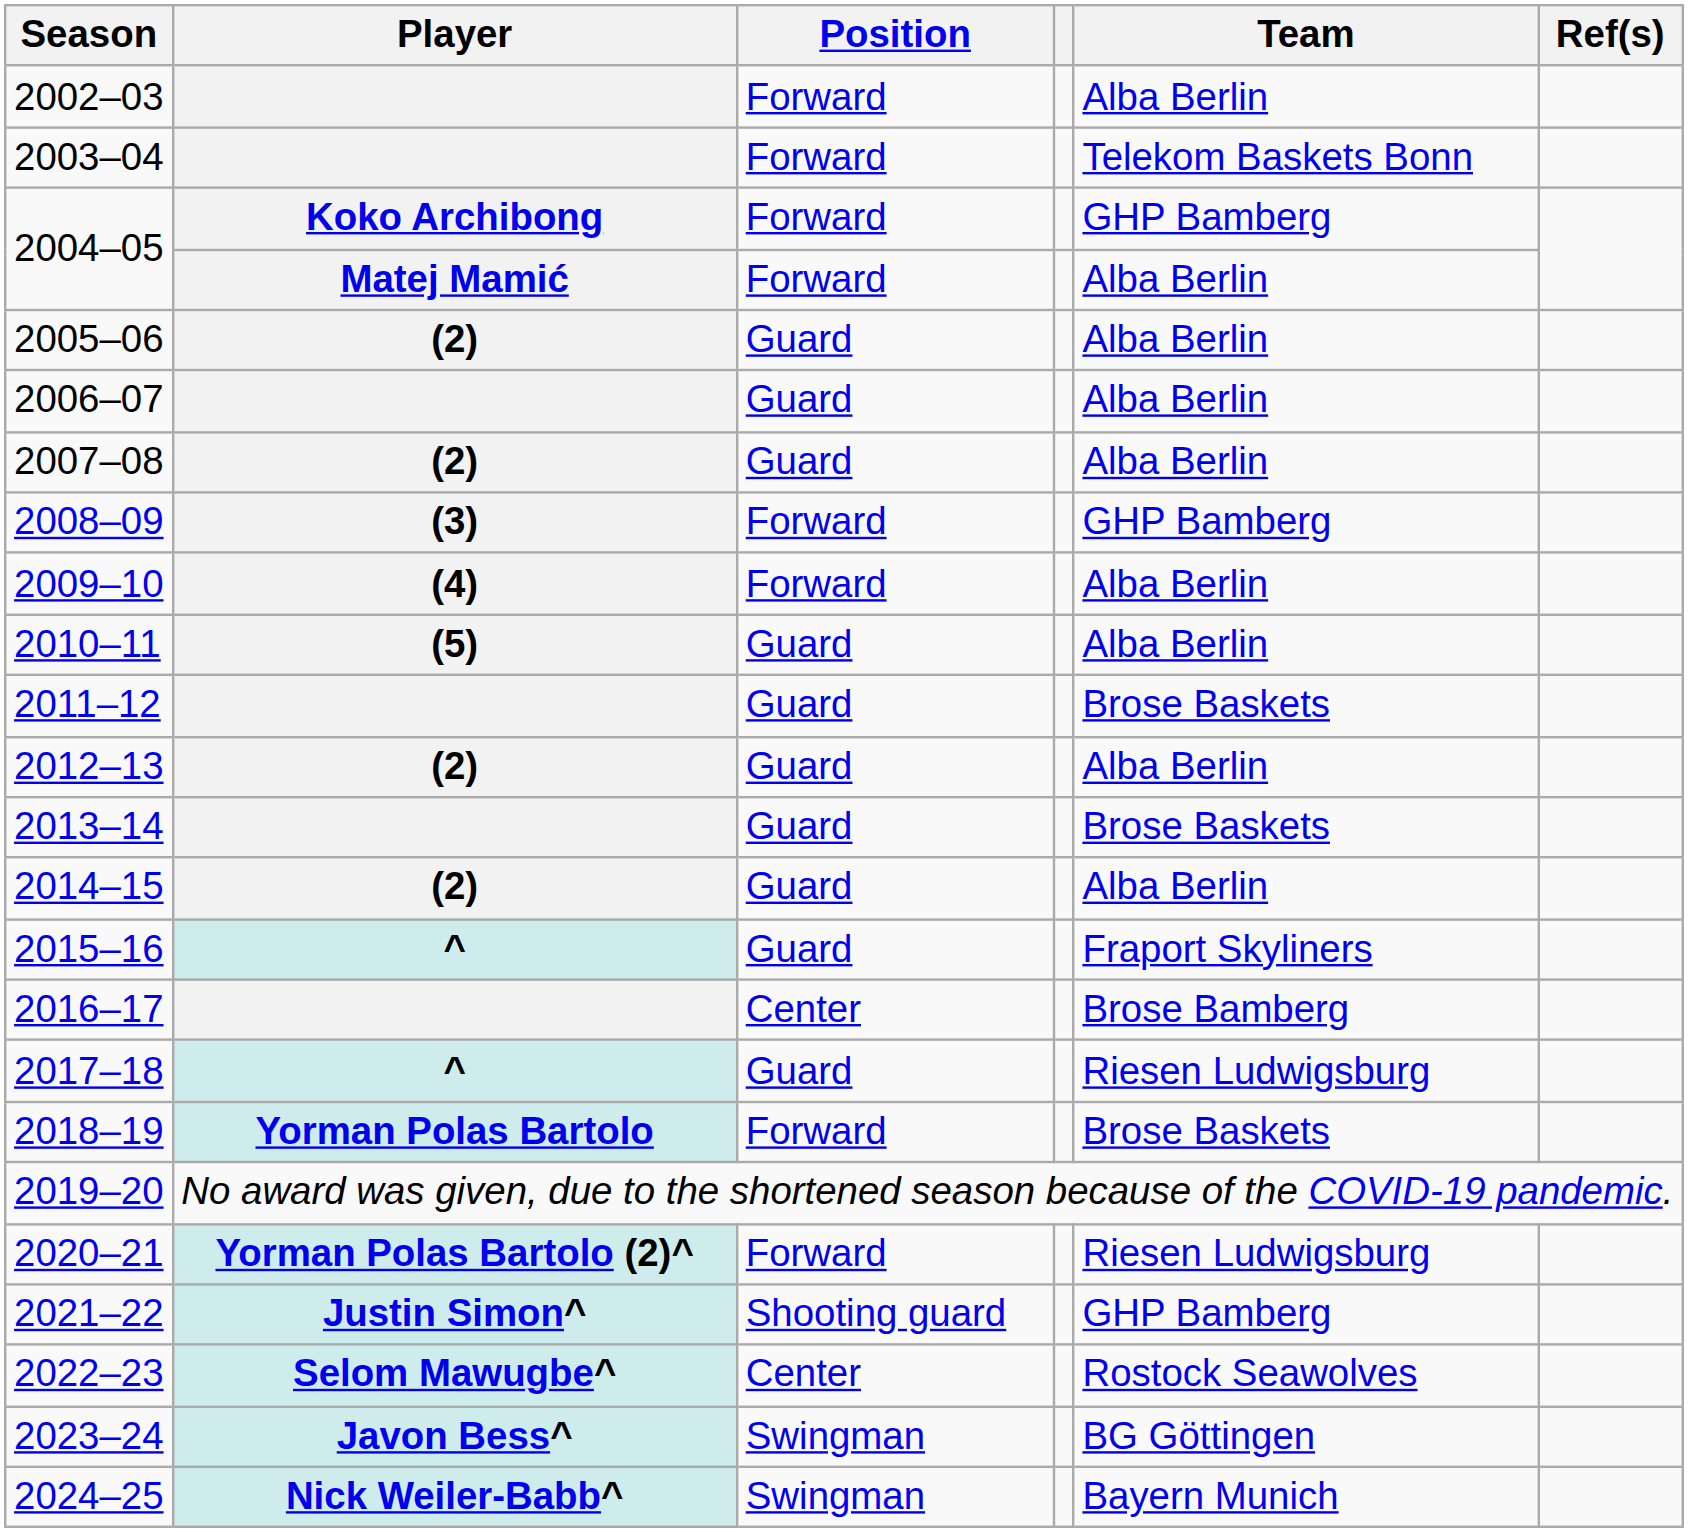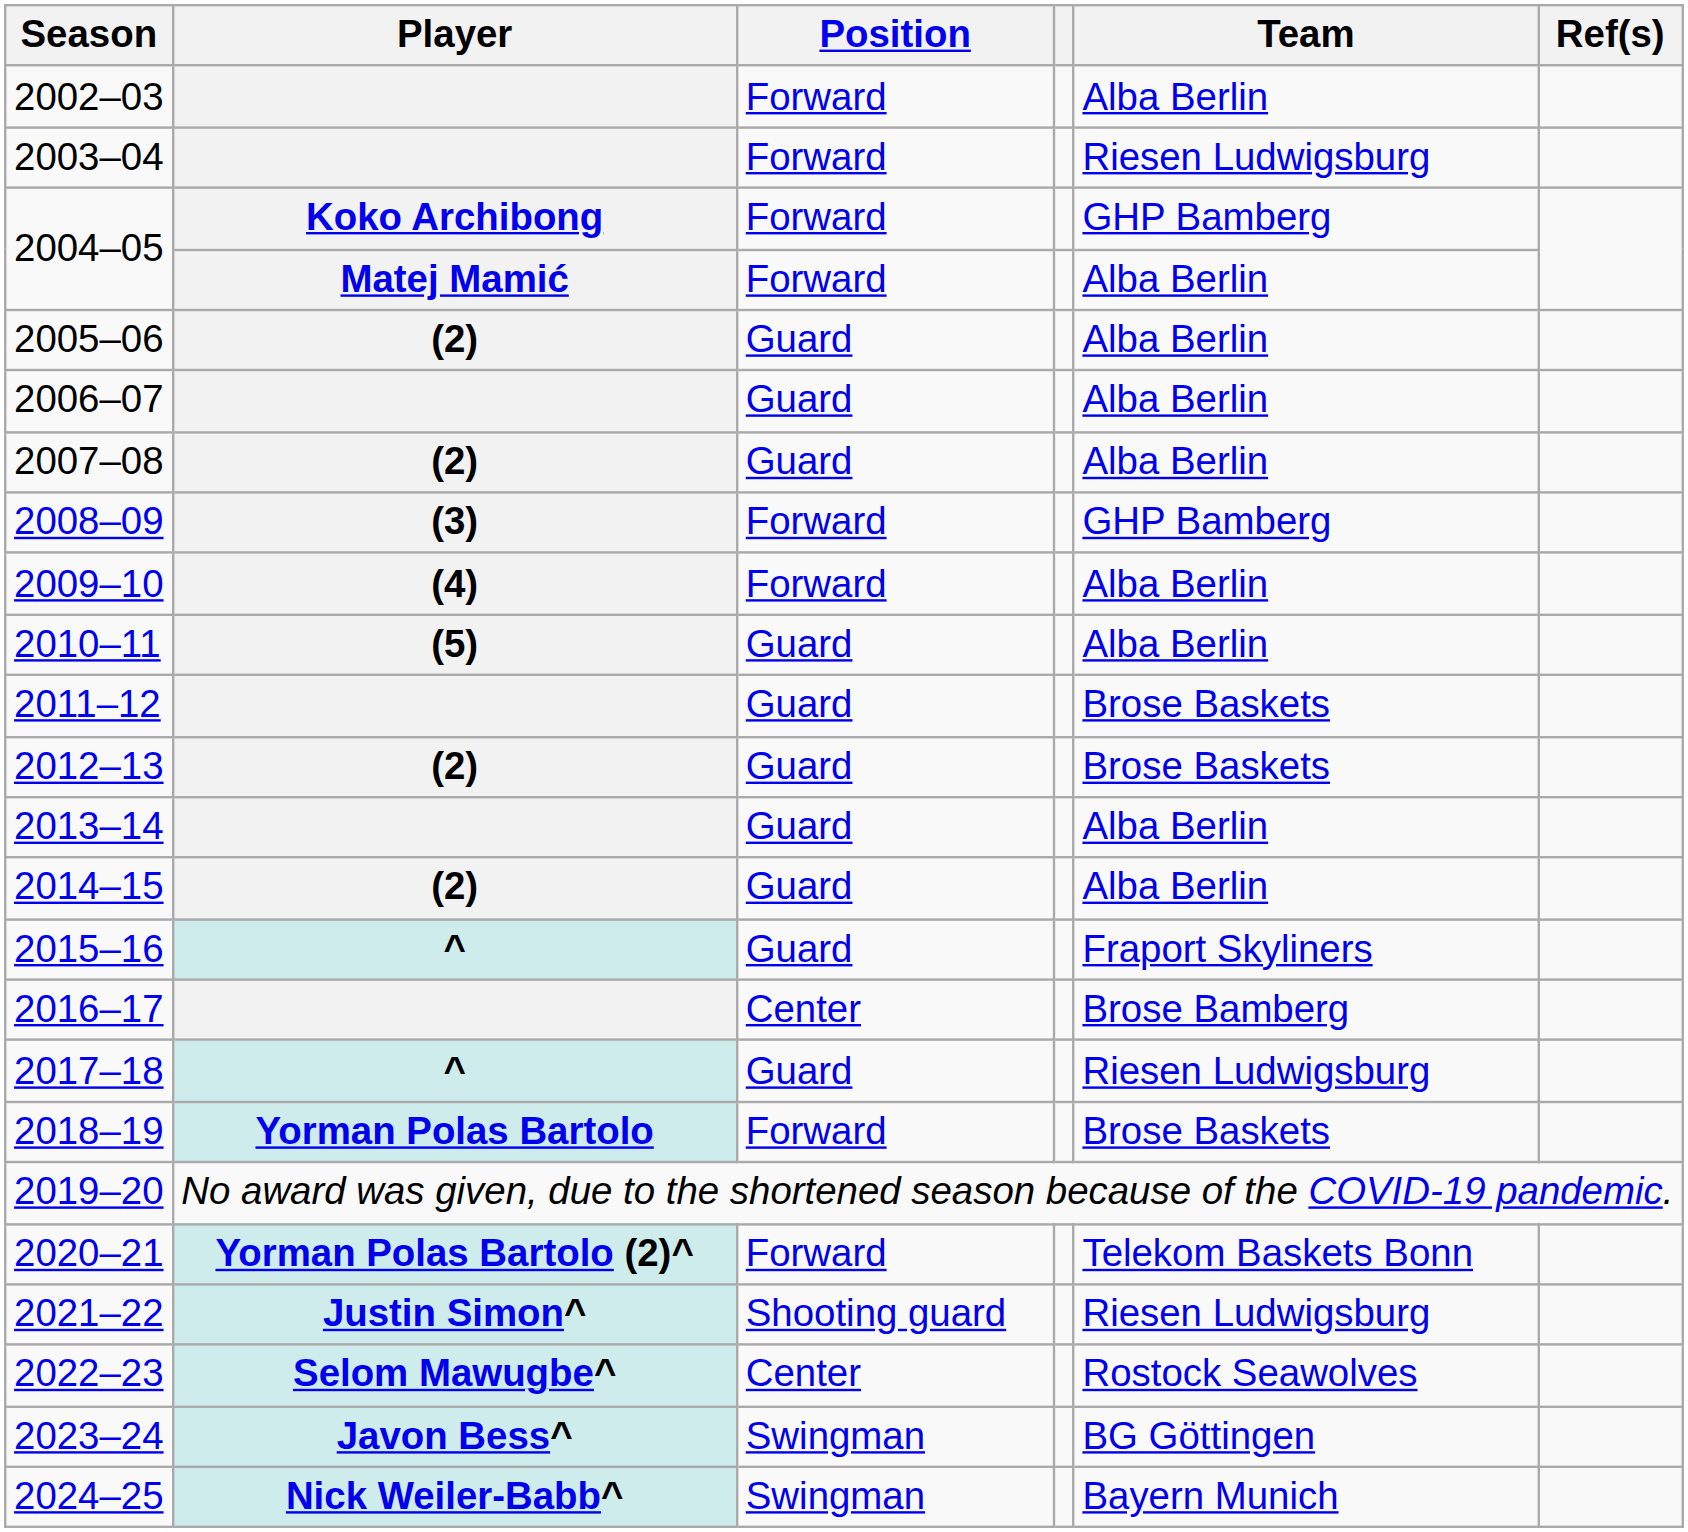(1278, 156) Telekom Baskets Bonn -> (1256, 156) Riesen Ludwigsburg
(1175, 765) Alba Berlin -> (1206, 765) Brose Baskets
(1206, 826) Brose Baskets -> (1175, 826) Alba Berlin
(1256, 1252) Riesen Ludwigsburg -> (1278, 1252) Telekom Baskets Bonn
(1207, 1313) GHP Bamberg -> (1256, 1313) Riesen Ludwigsburg
